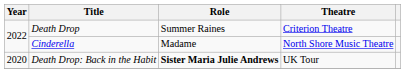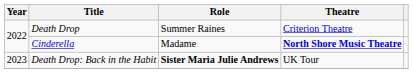(338, 44) normal -> (342, 44) bold
(17, 60) 2020 -> (17, 60) 2023
